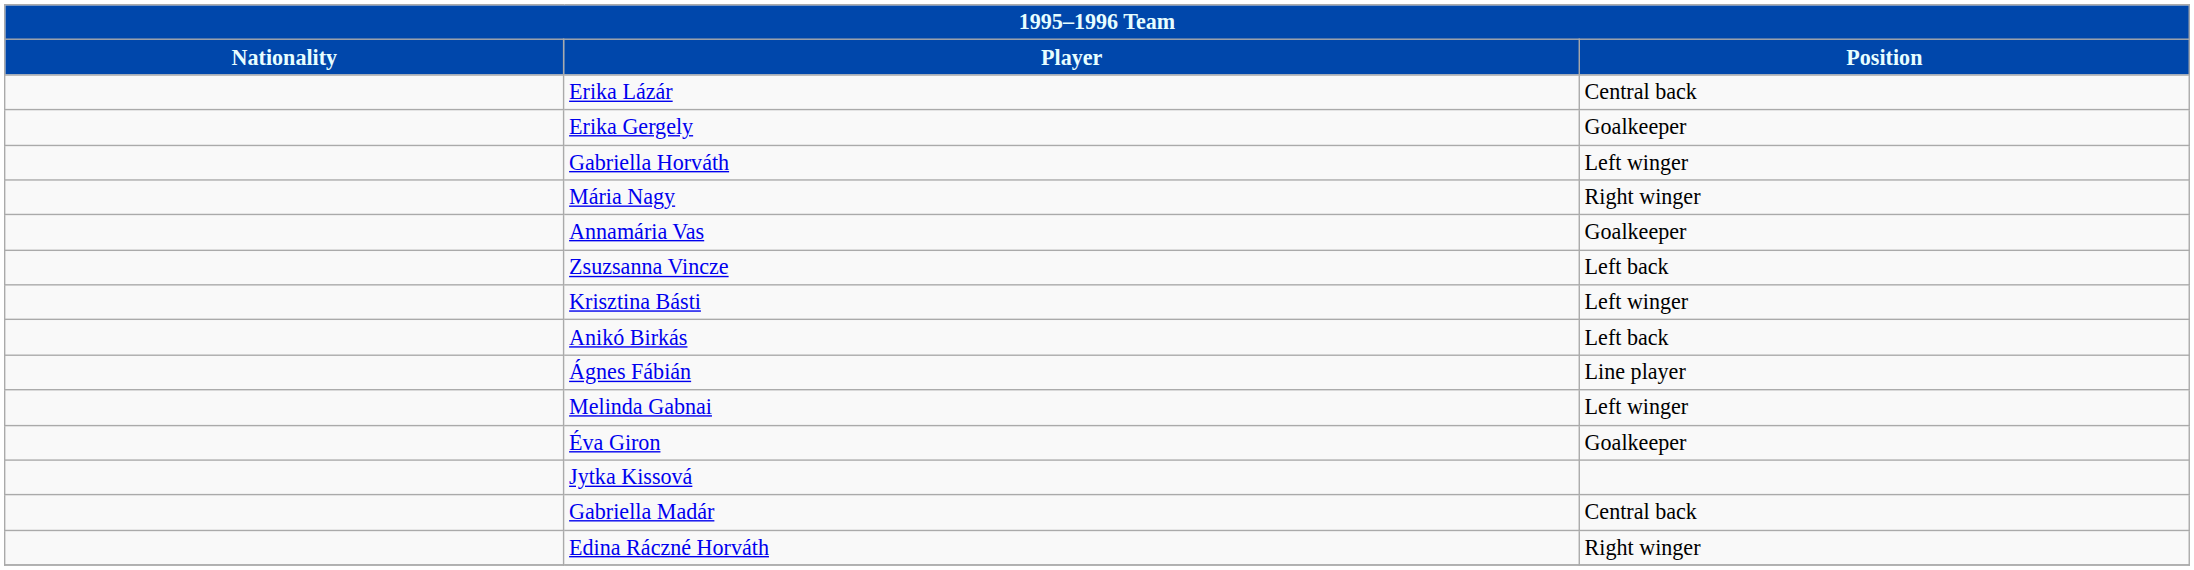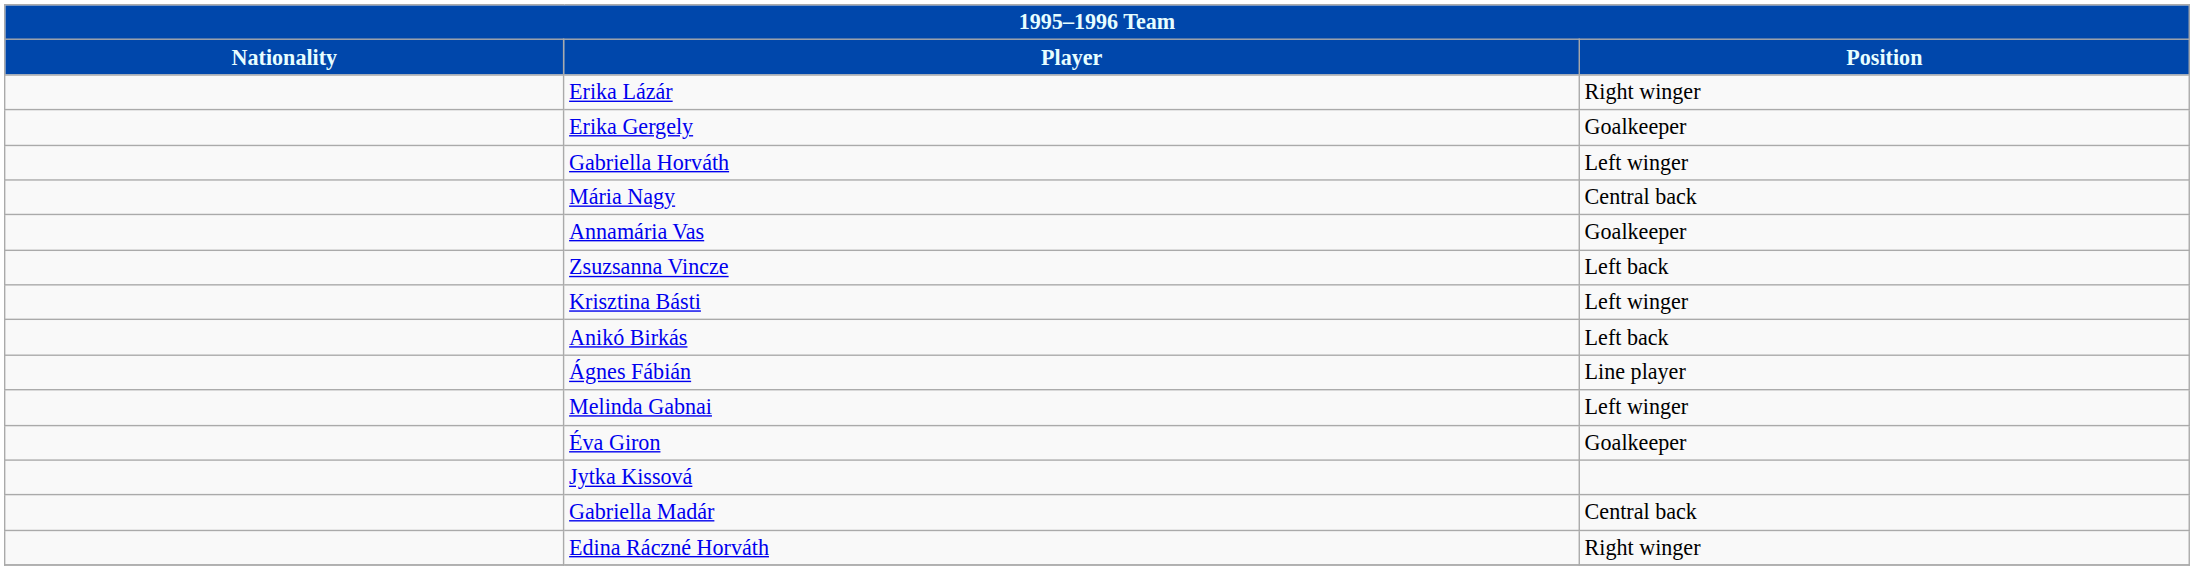(1641, 92) Central back -> (1643, 92) Right winger
(1643, 197) Right winger -> (1641, 197) Central back
